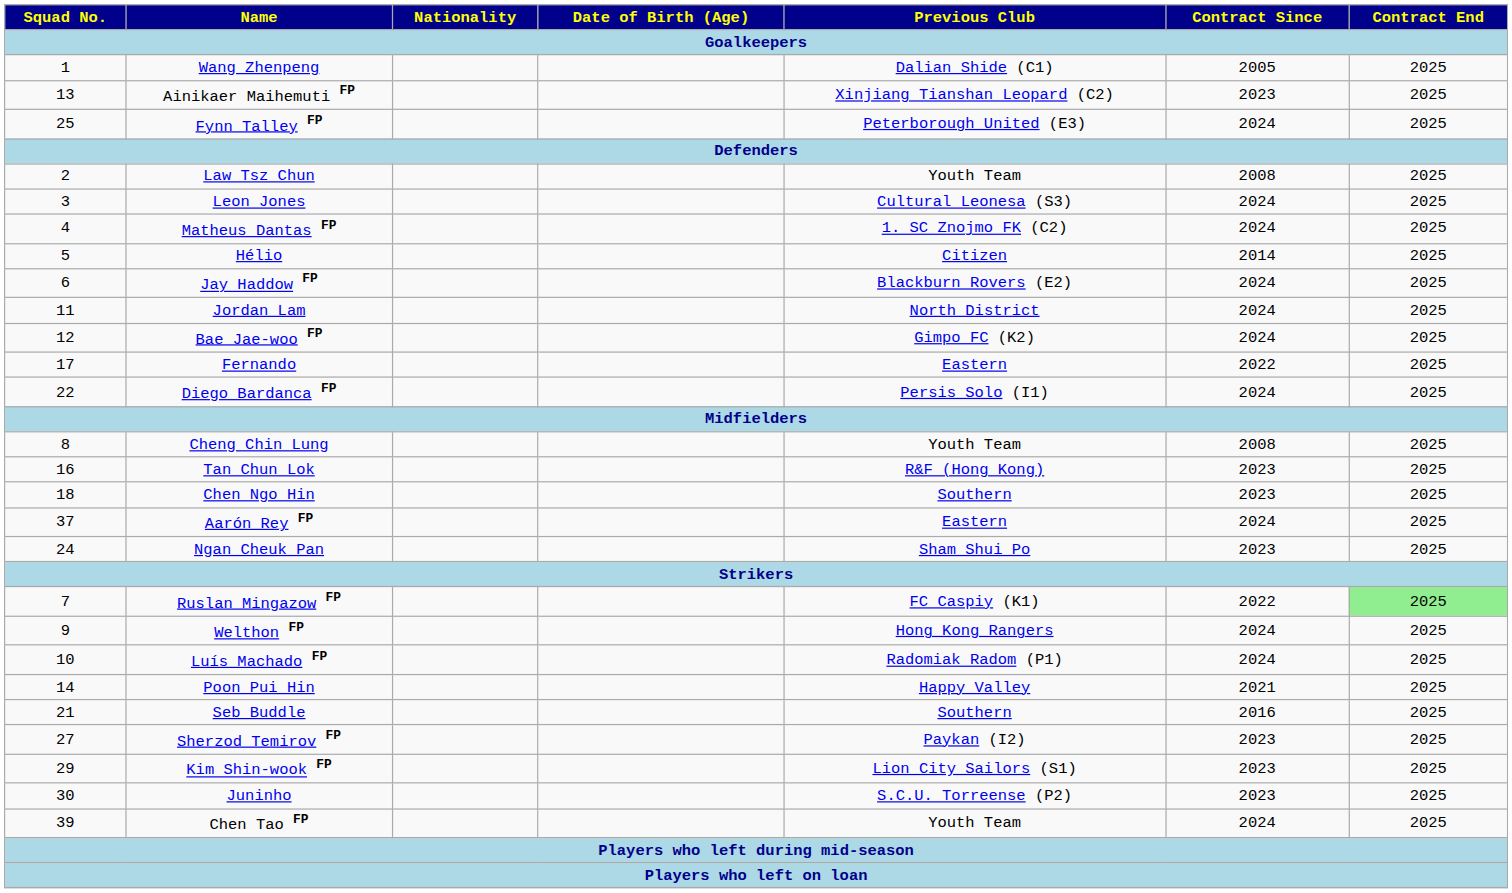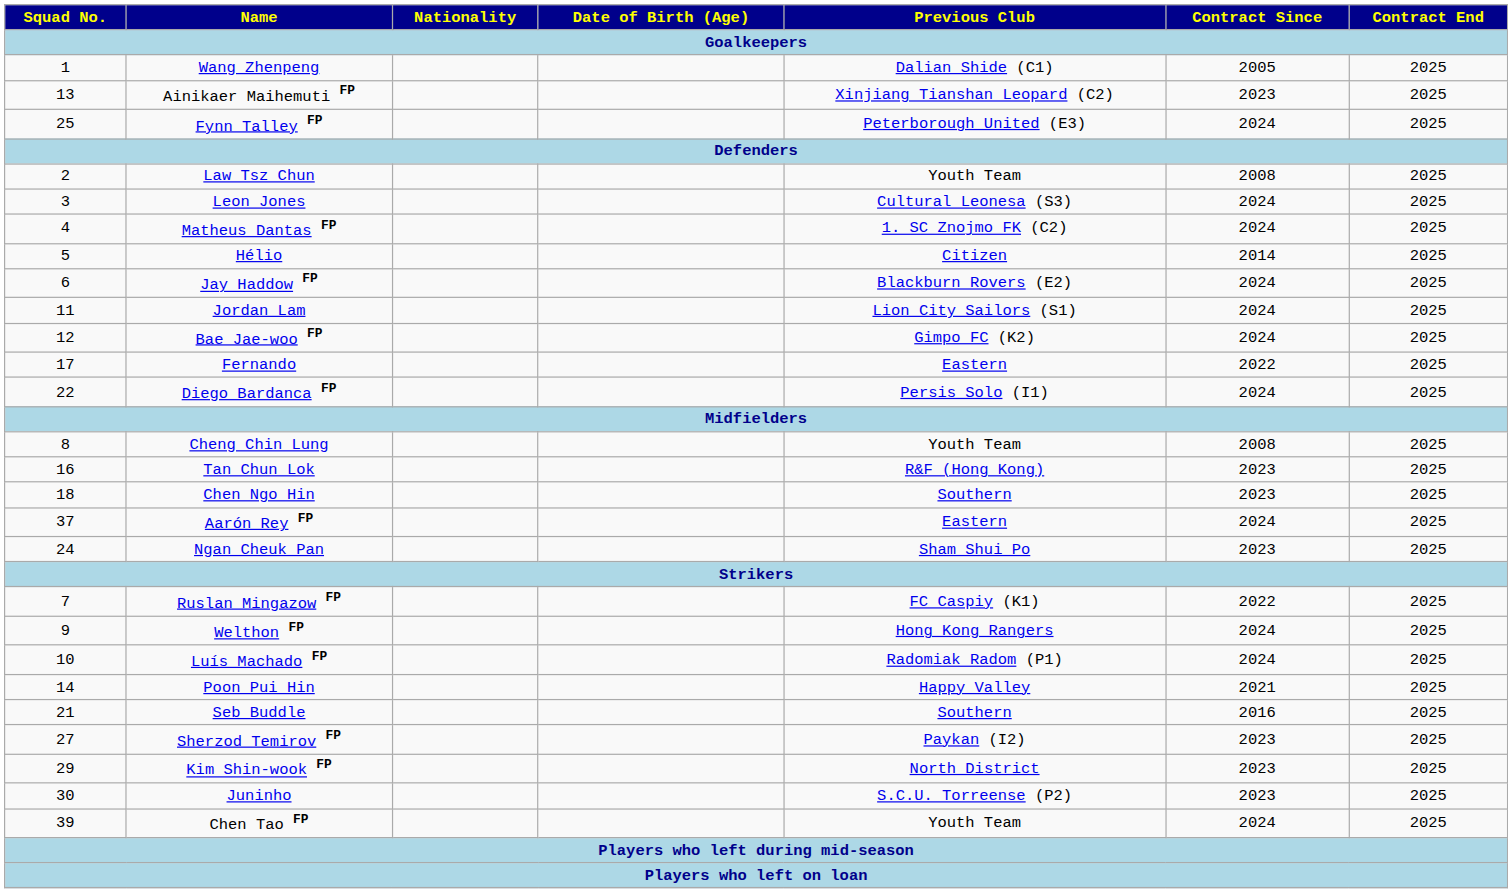(975, 310) North District -> (975, 310) Lion City Sailors (S1)
(1428, 602) lightgreen background -> (1428, 602) no background
(975, 769) Lion City Sailors (S1) -> (975, 769) North District
